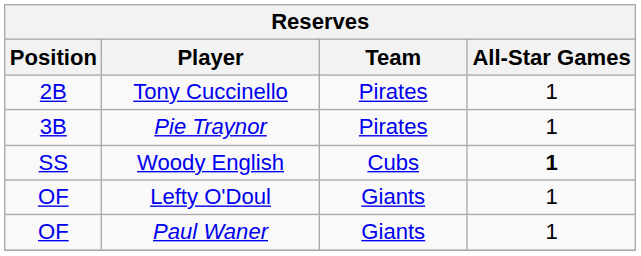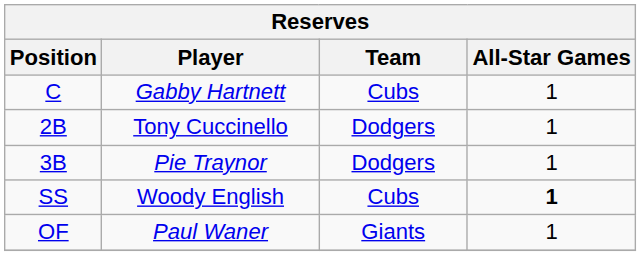+ row: (211, 92)
(393, 92) Pirates -> (393, 127) Dodgers
(393, 127) Pirates -> (393, 162) Dodgers
- row: (211, 197)
